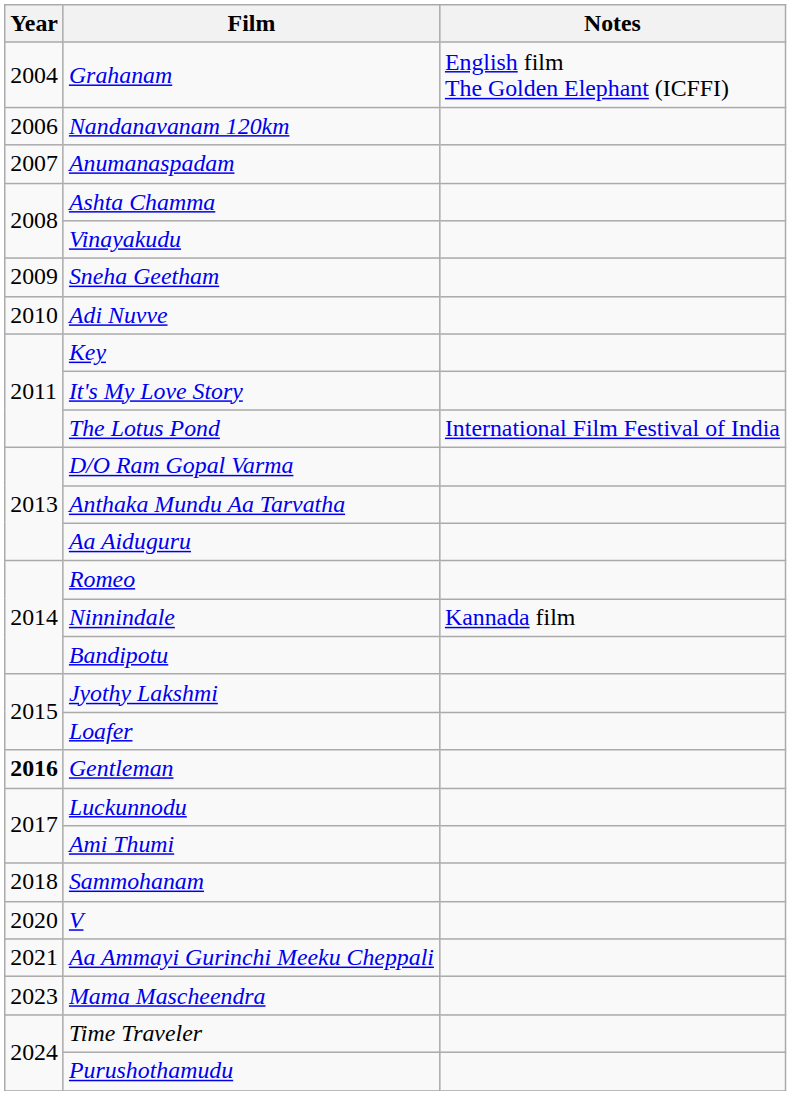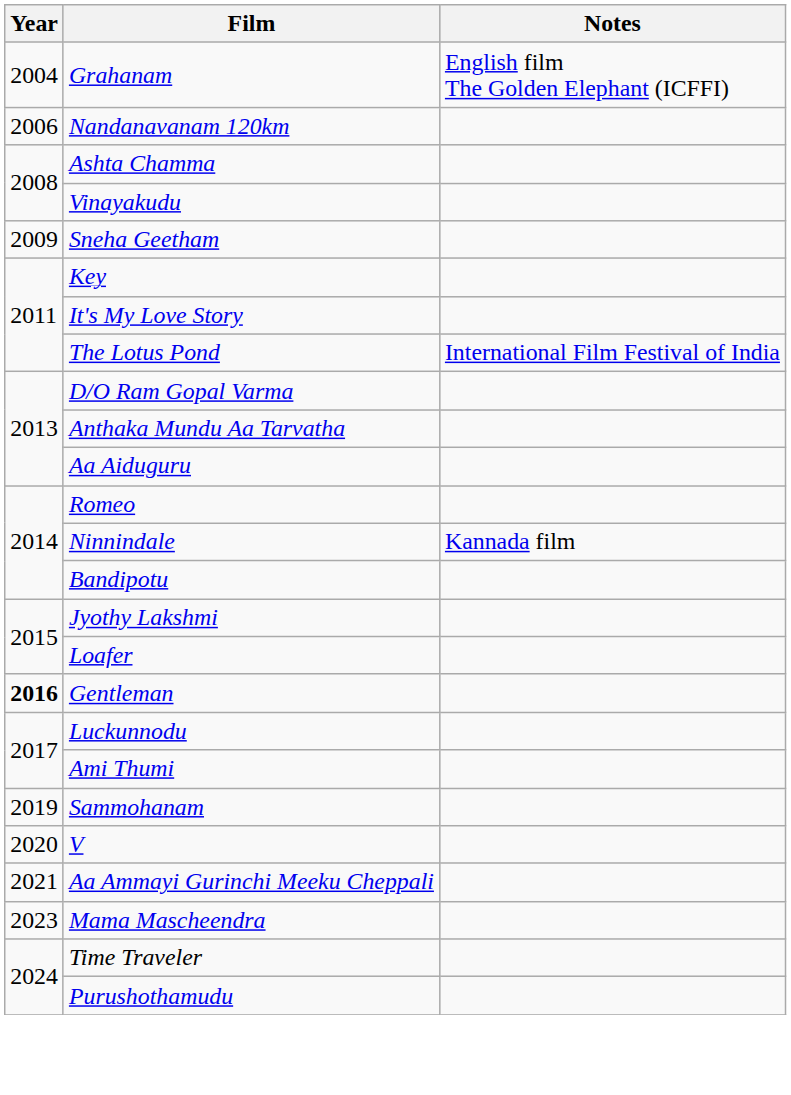- row: (152, 163)
- row: (118, 314)
(34, 882) 2018 -> (34, 806) 2019
